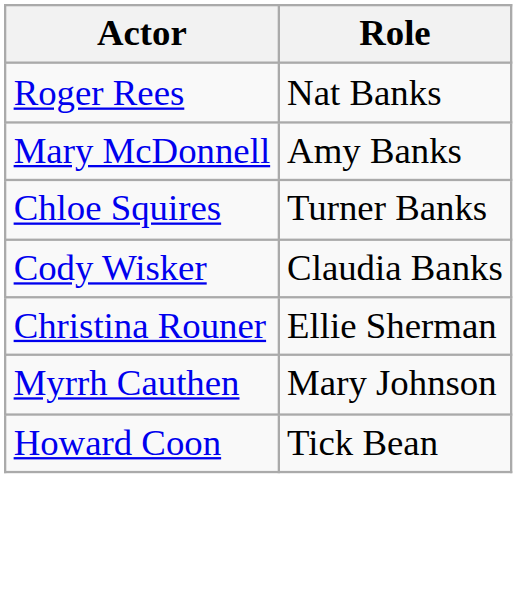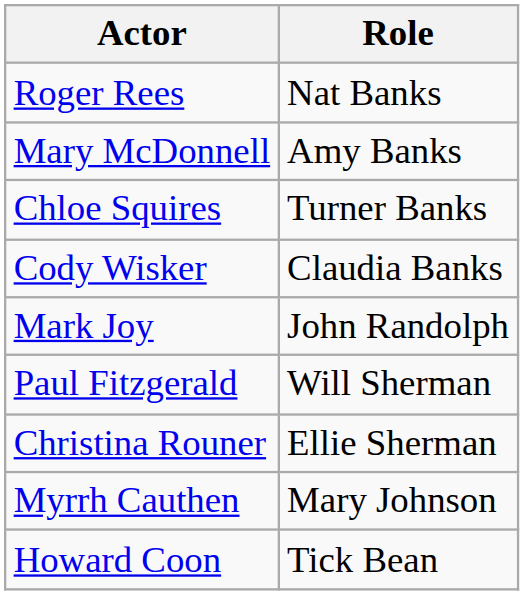+ row: (84, 325)
+ row: (126, 383)
